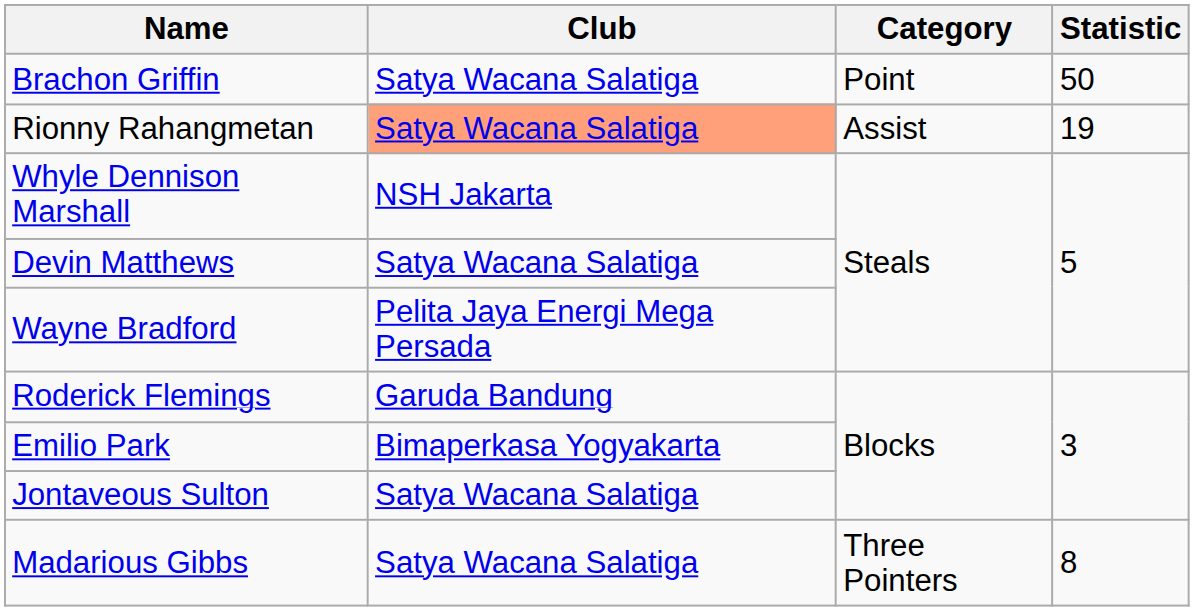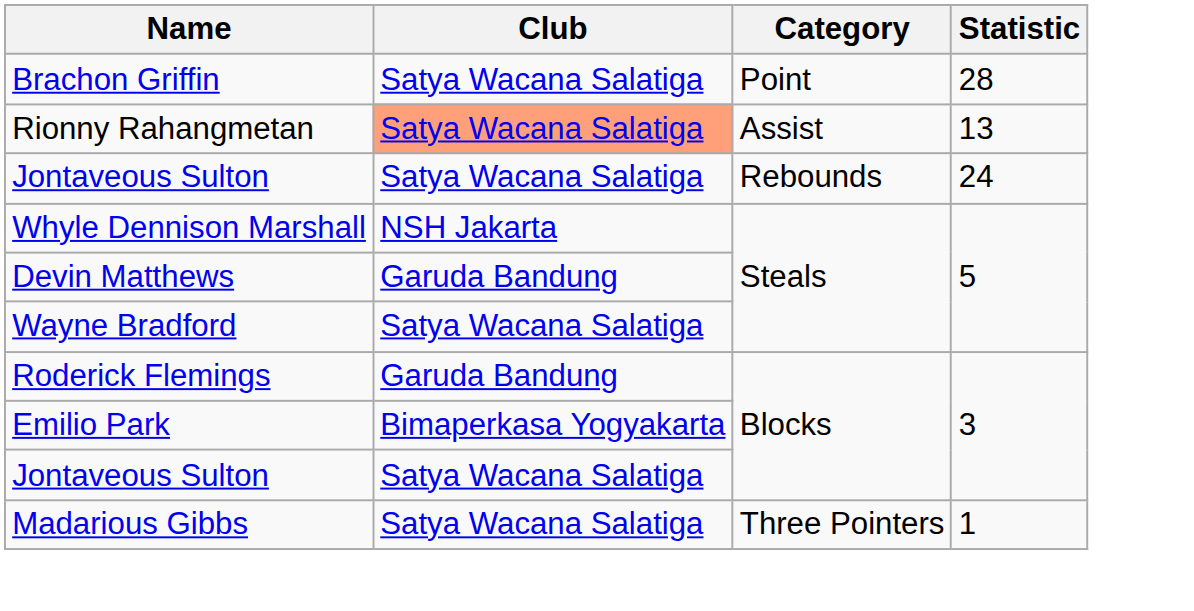(1077, 78) 50 -> (976, 78) 28
(1077, 128) 19 -> (976, 128) 13
+ row: (141, 177)
(537, 262) Satya Wacana Salatiga -> (499, 276) Garuda Bandung
(544, 329) Pelita Jaya Energi Mega Persada -> (542, 326) Satya Wacana Salatiga
(1069, 562) 8 -> (968, 524) 1
